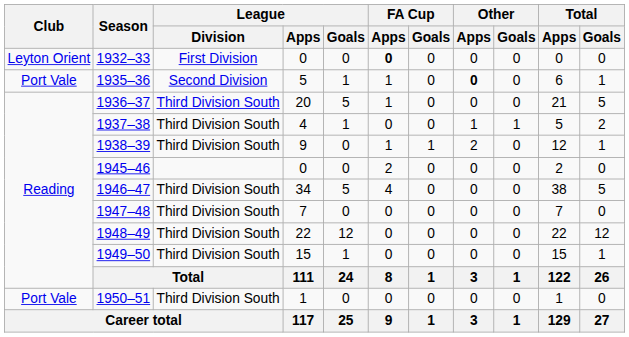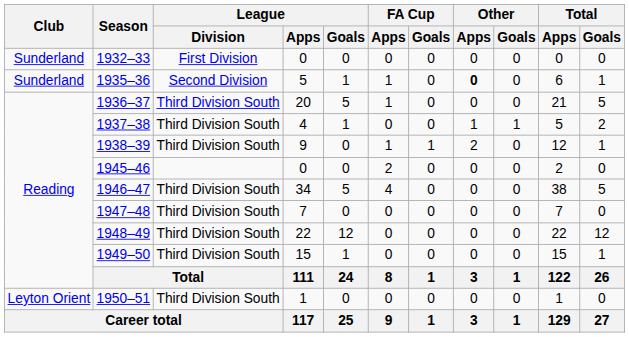(49, 59) Leyton Orient -> (49, 59) Sunderland
(388, 59) bold -> (388, 59) normal
(49, 80) Port Vale -> (49, 80) Sunderland
(49, 299) Port Vale -> (49, 299) Leyton Orient
